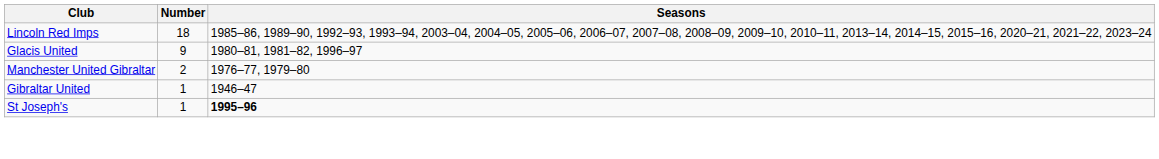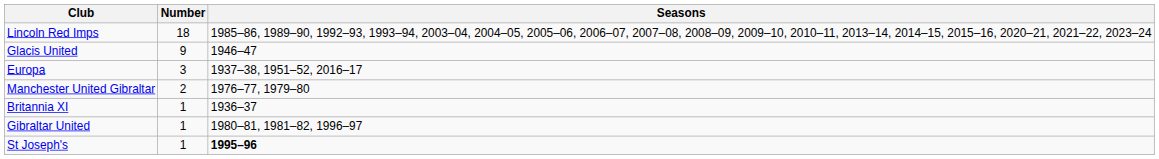(287, 51) 1980–81, 1981–82, 1996–97 -> (234, 51) 1946–47
+ row: (26, 70)
+ row: (38, 107)
(234, 88) 1946–47 -> (287, 126) 1980–81, 1981–82, 1996–97
